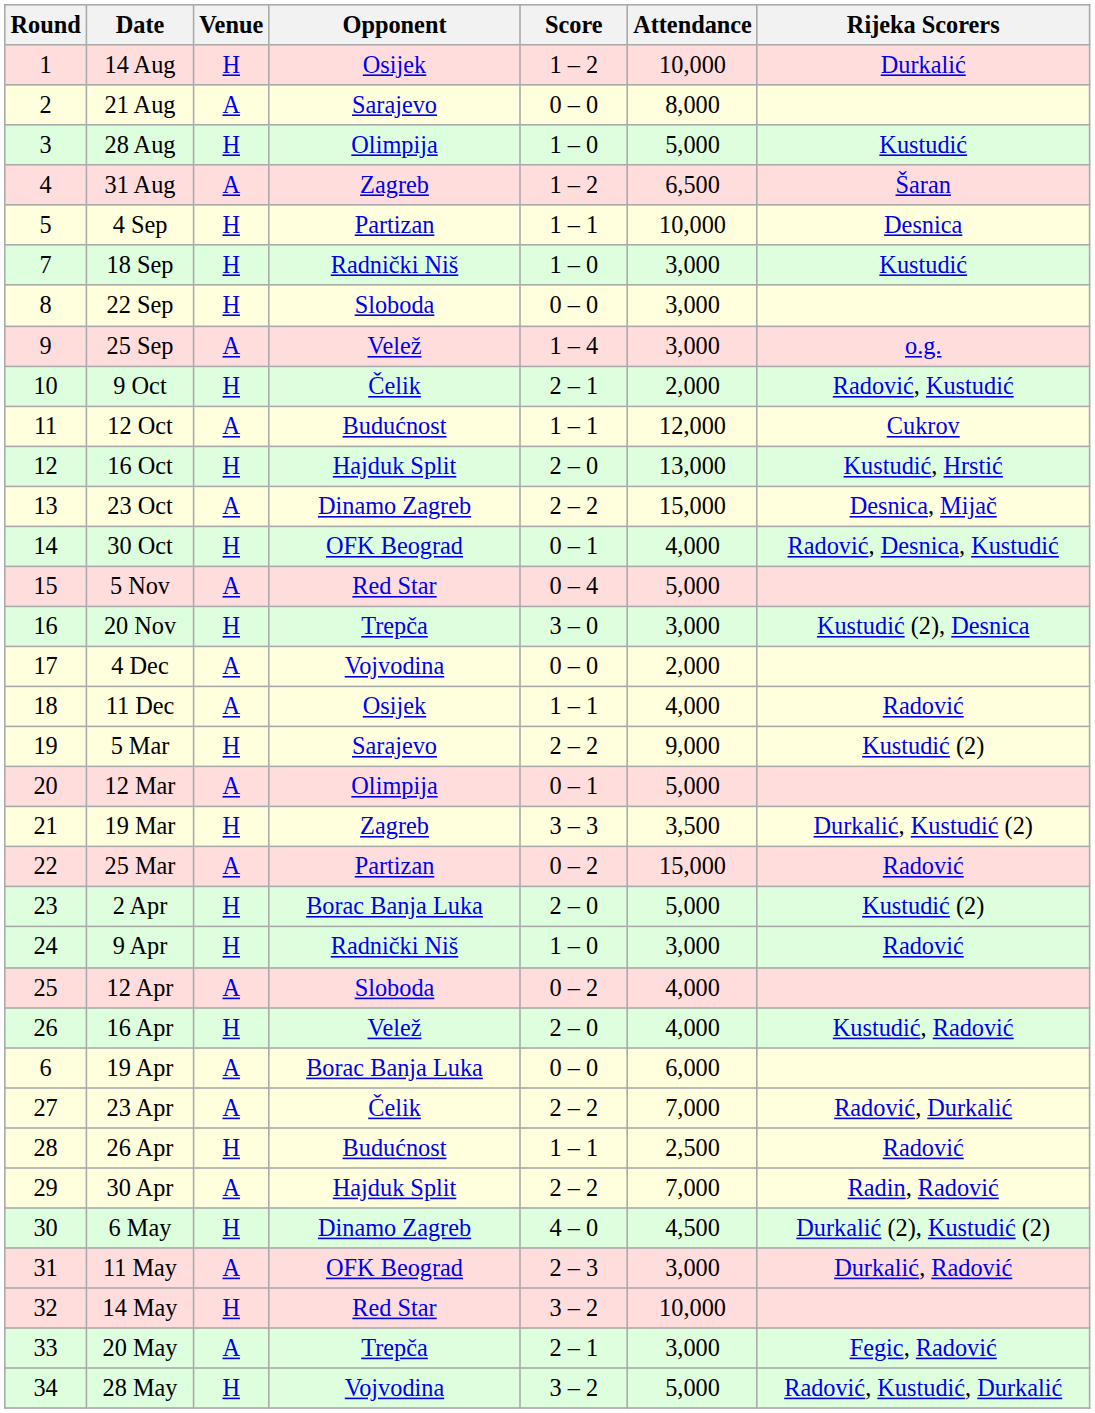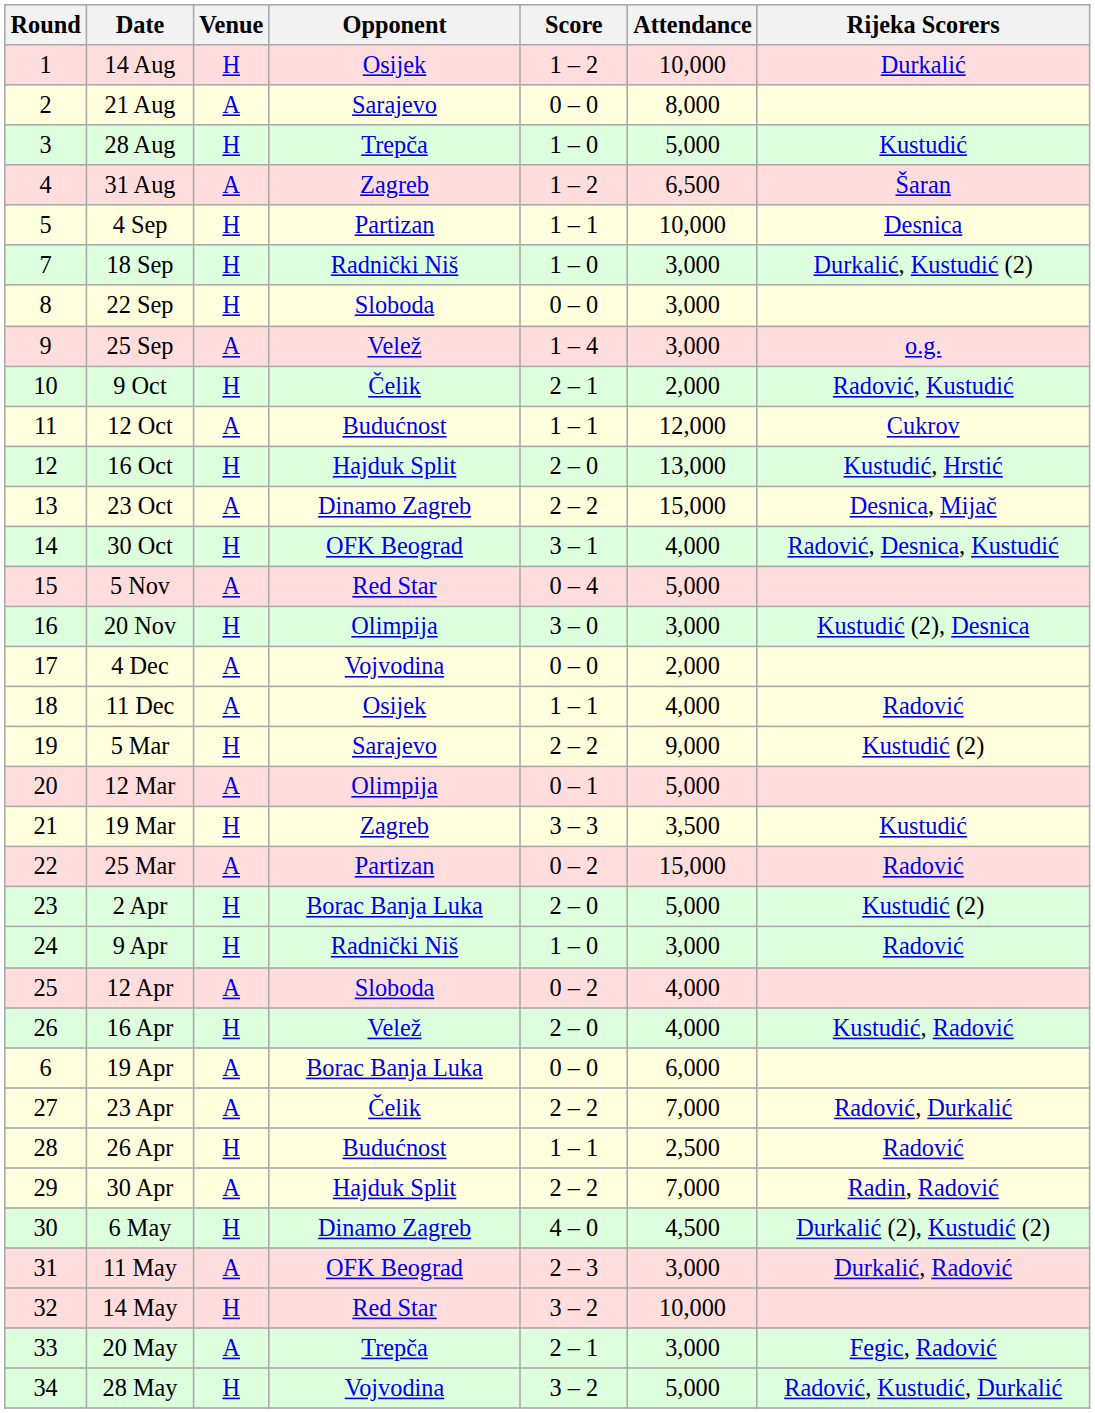(395, 145) Olimpija -> (395, 145) Trepča
(923, 265) Kustudić -> (923, 265) Durkalić, Kustudić (2)
(574, 546) 0 – 1 -> (574, 546) 3 – 1
(395, 626) Trepča -> (395, 626) Olimpija
(923, 826) Durkalić, Kustudić (2) -> (923, 826) Kustudić
